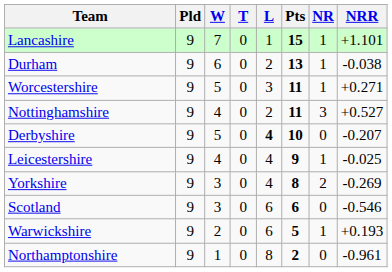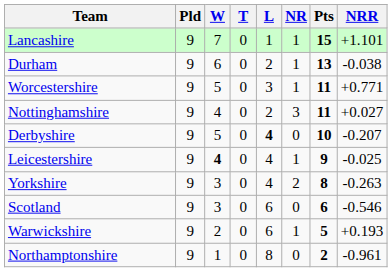columns swapped: (323, 16) <-> (295, 16)
(362, 87) +0.271 -> (362, 87) +0.771
(362, 111) +0.527 -> (362, 111) +0.027
(217, 159) normal -> (217, 159) bold
(362, 183) -0.269 -> (362, 183) -0.263
